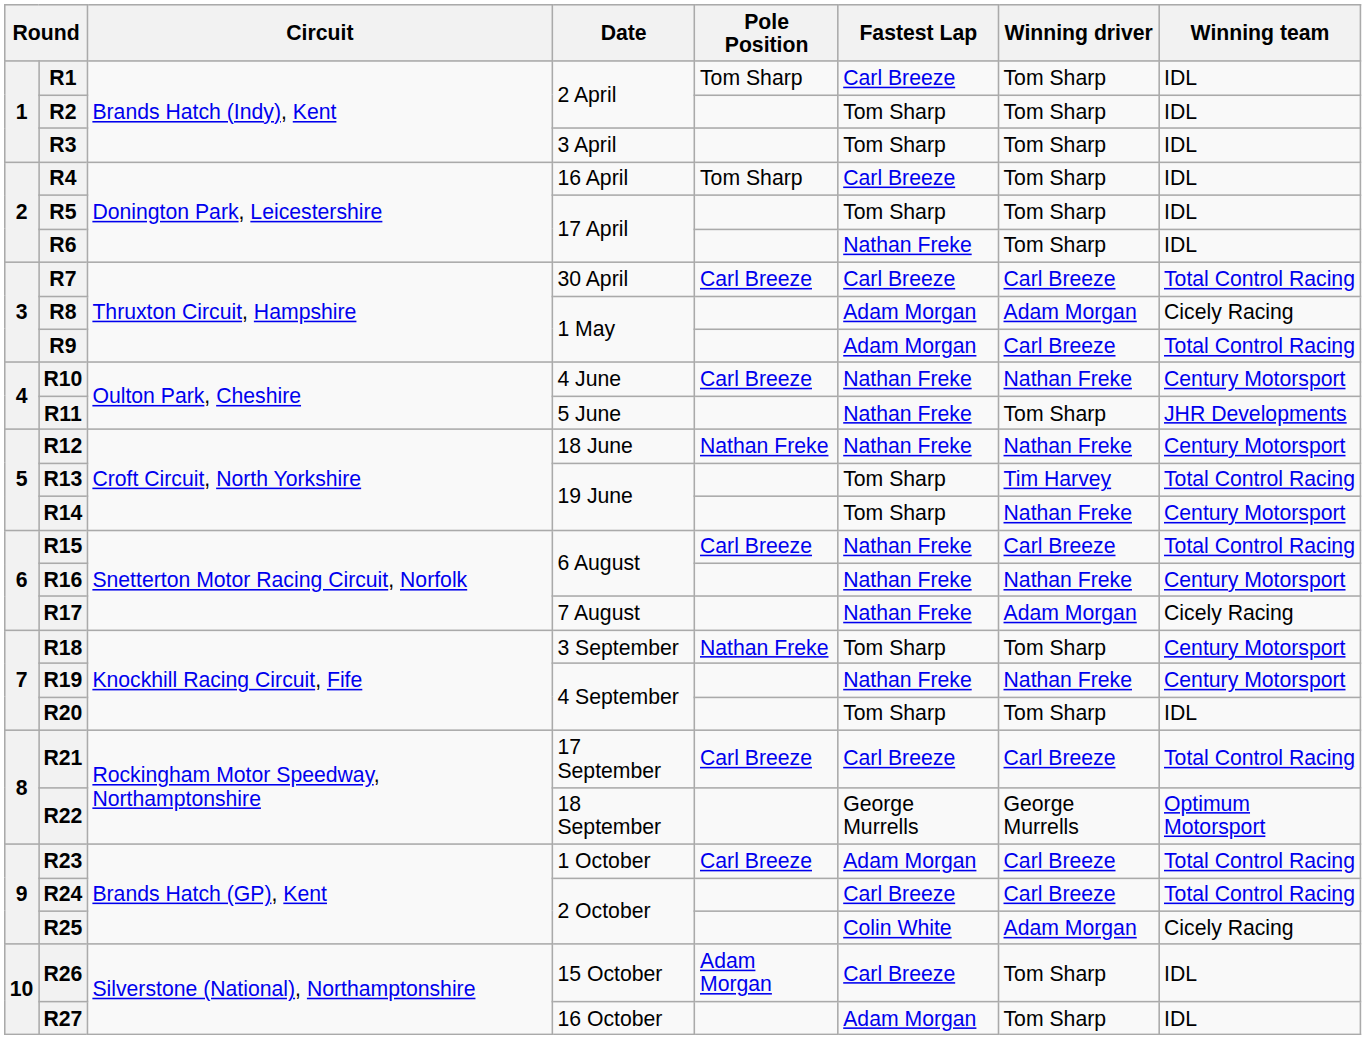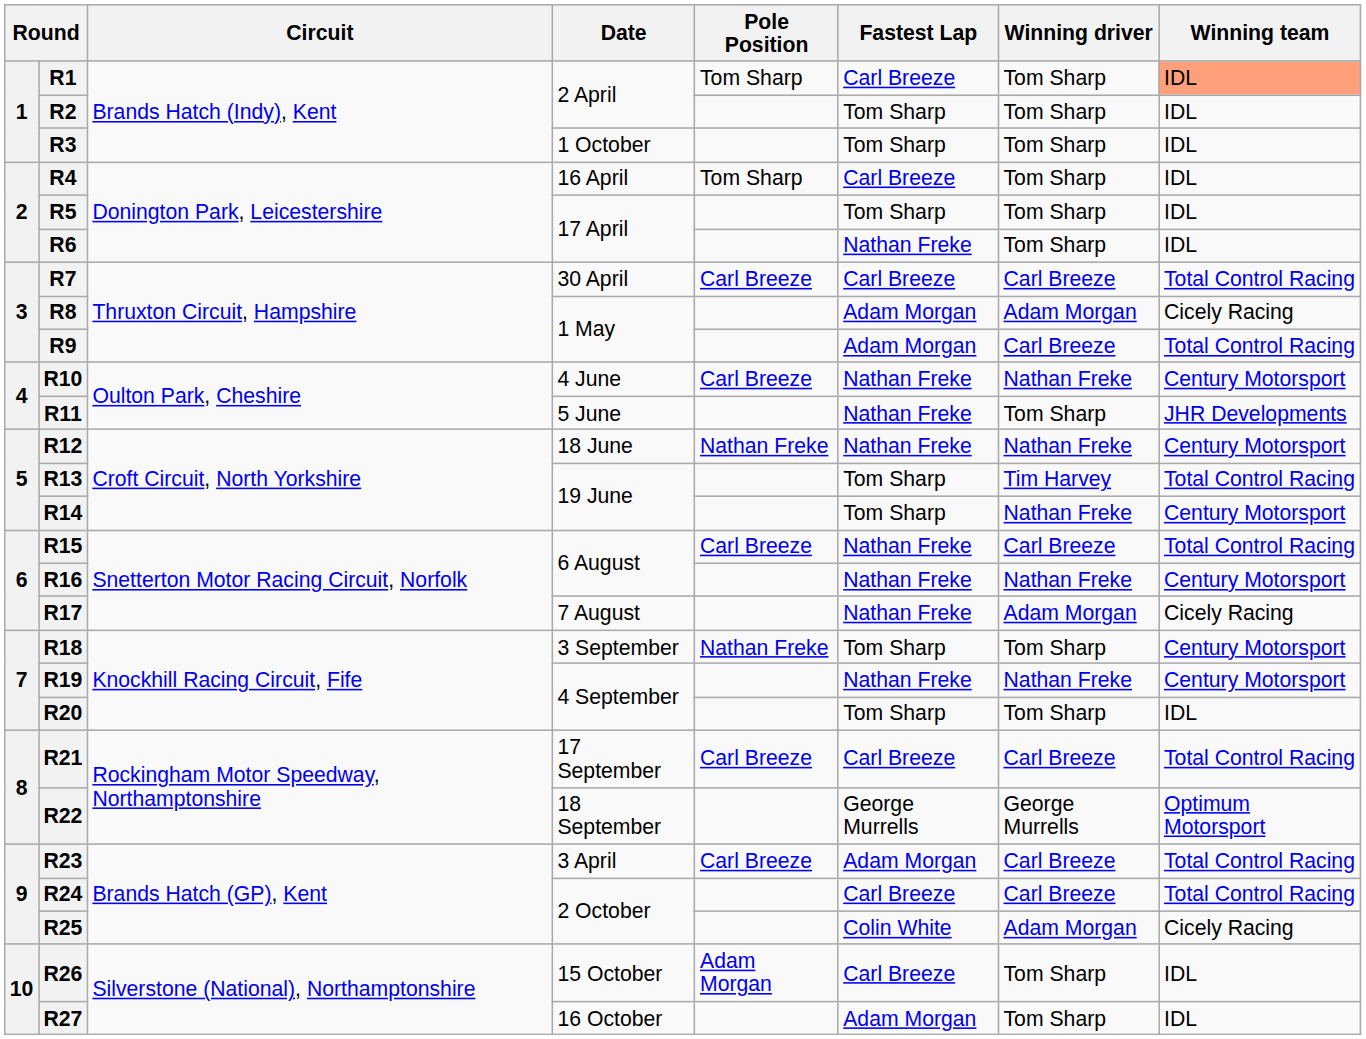(1181, 78) no background -> (1181, 78) lightsalmon background
(587, 145) 3 April -> (604, 145) 1 October
(604, 860) 1 October -> (587, 860) 3 April
